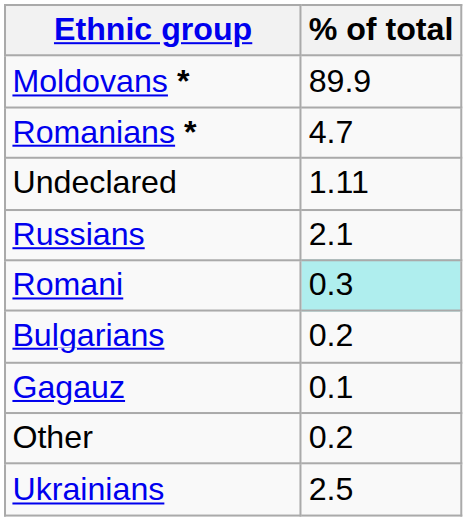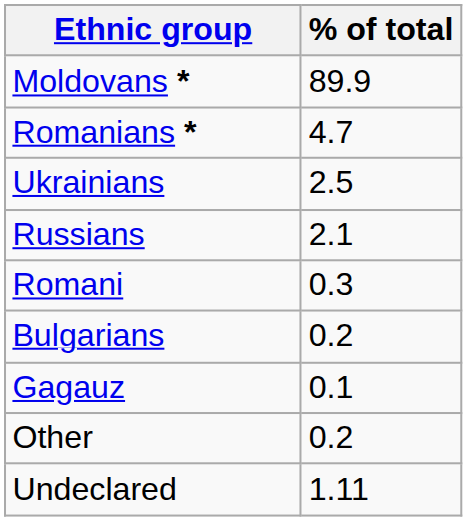rows swapped: (88, 489) <-> (95, 183)
(331, 285) paleturquoise background -> (331, 285) no background
